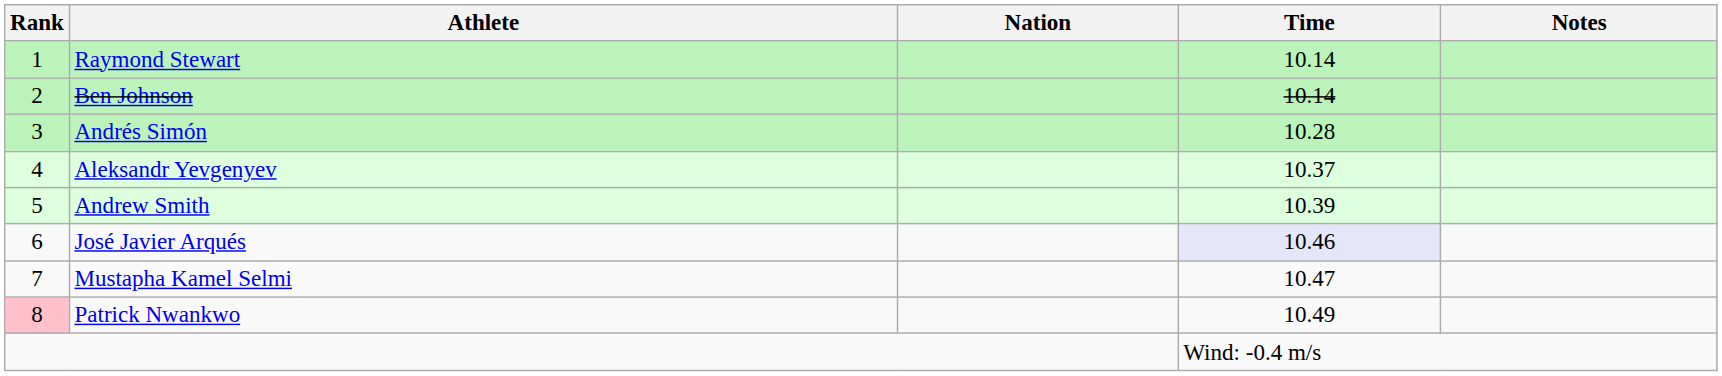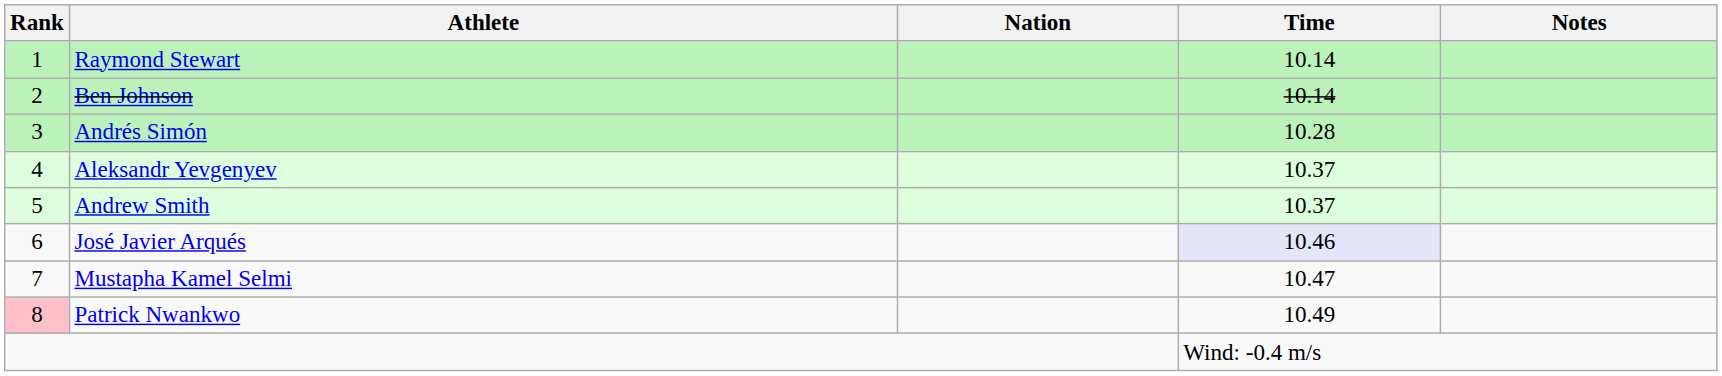(1309, 205) 10.39 -> (1309, 205) 10.37
